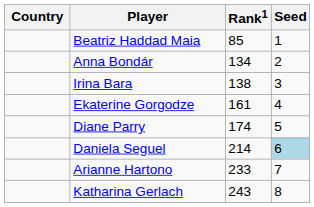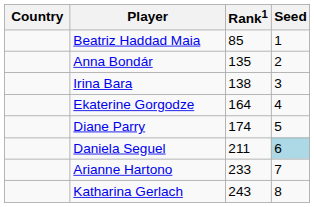(240, 62) 134 -> (240, 62) 135
(240, 105) 161 -> (240, 105) 164
(240, 148) 214 -> (239, 148) 211
